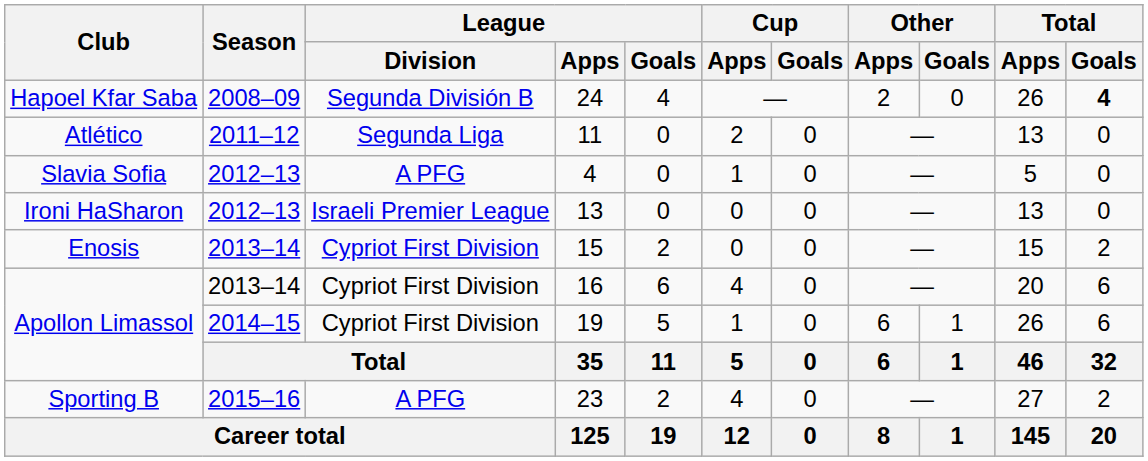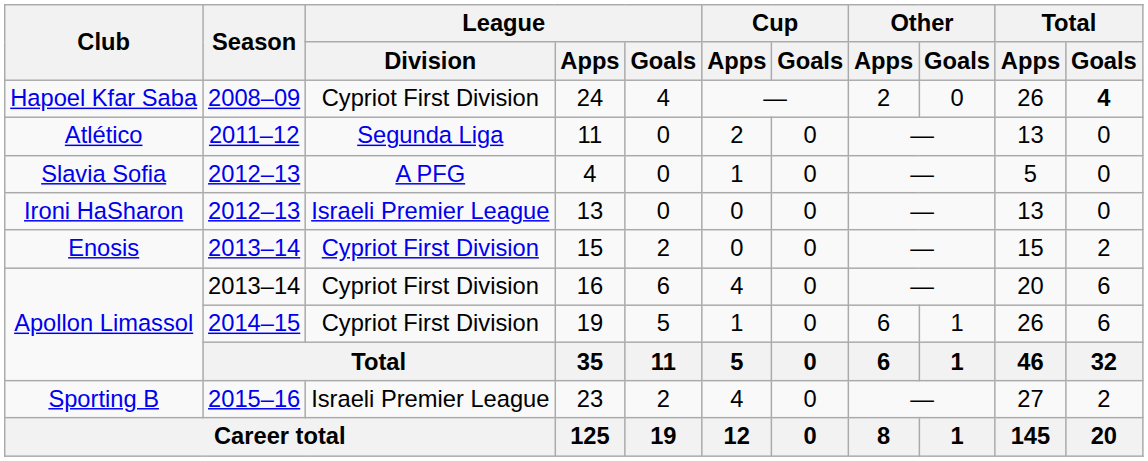(430, 98) Segunda División B -> (430, 98) Cypriot First Division
(430, 398) A PFG -> (430, 398) Israeli Premier League
